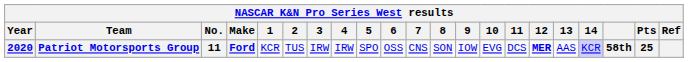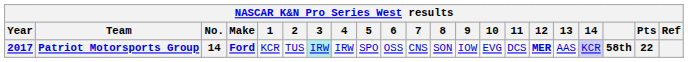(20, 48) 2020 -> (20, 48) 2017
(214, 48) 11 -> (214, 48) 14
(319, 48) no background -> (319, 48) paleturquoise background
(647, 48) 25 -> (647, 48) 22
